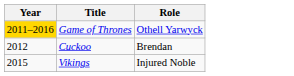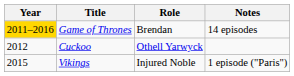+ column: (248, 12)
(170, 29) Othell Yarwyck -> (154, 29) Brendan
(154, 46) Brendan -> (170, 46) Othell Yarwyck
